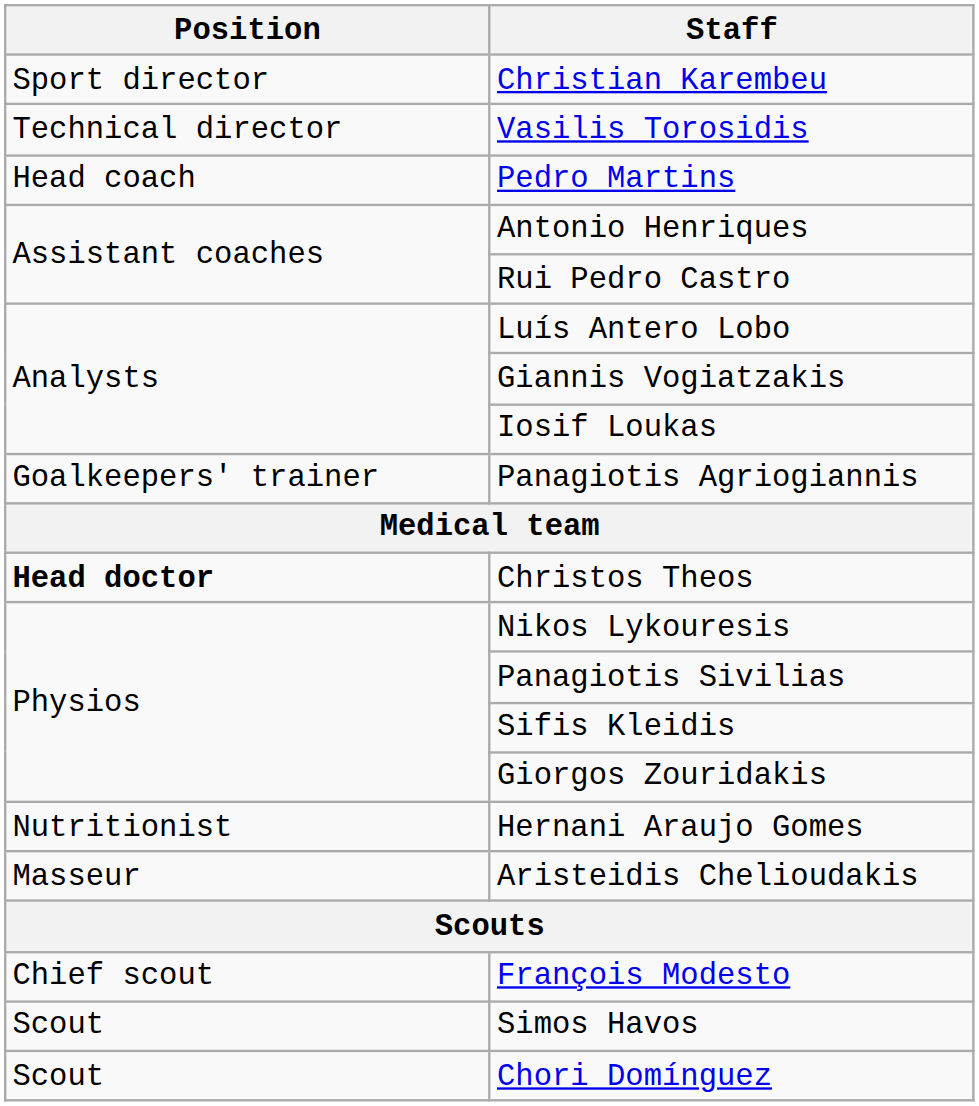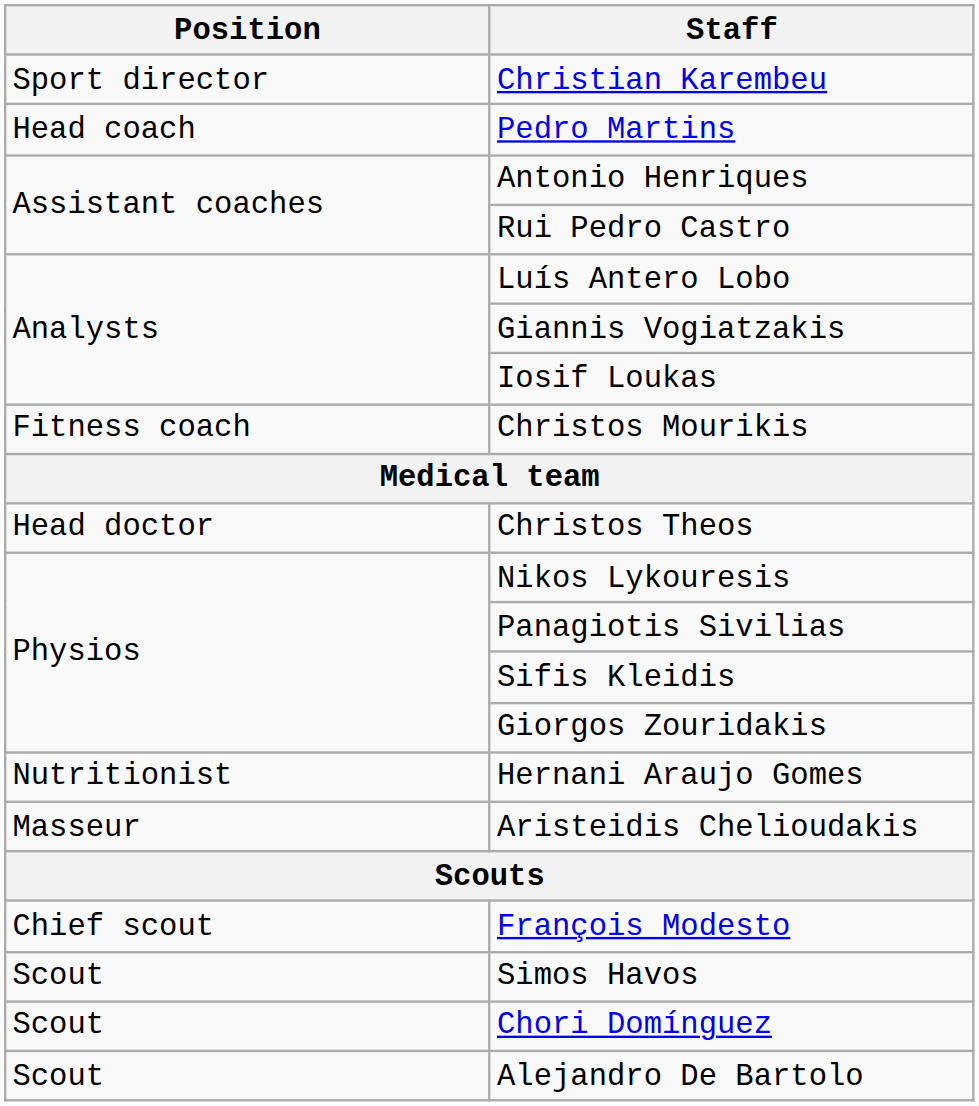- row: (653, 130)
+ row: (653, 428)
- row: (708, 478)
(113, 578) bold -> (113, 528) normal
+ row: (680, 1076)
